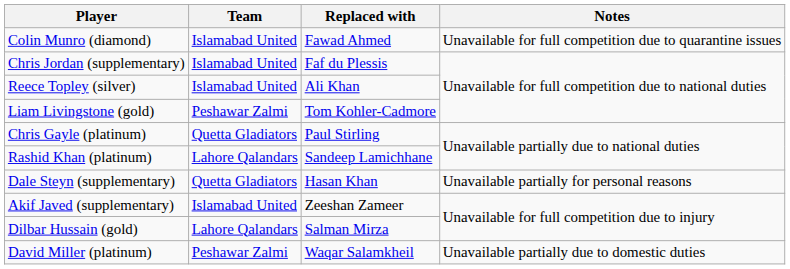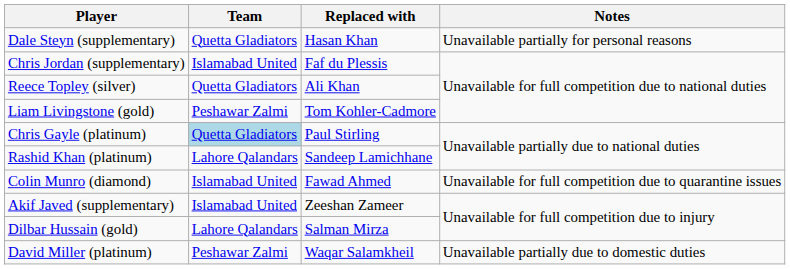rows swapped: (79, 39) <-> (91, 181)
(244, 87) Islamabad United -> (244, 87) Quetta Gladiators
(244, 134) no background -> (244, 134) lightblue background
